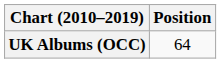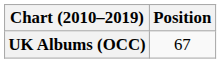(182, 44) 64 -> (182, 44) 67
